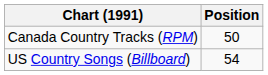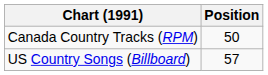(232, 59) 54 -> (232, 59) 57
